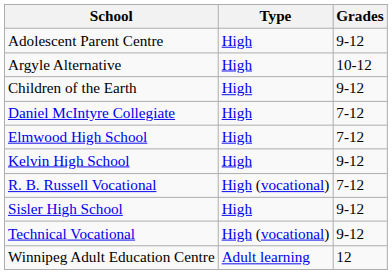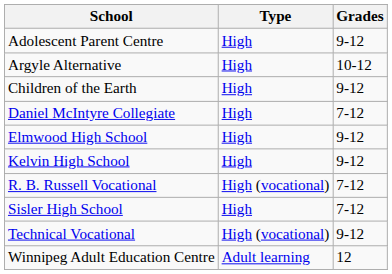(350, 137) 7-12 -> (350, 137) 9-12
(350, 209) 9-12 -> (350, 209) 7-12
